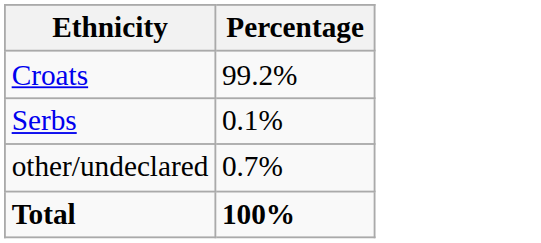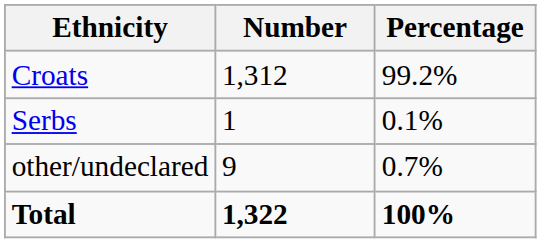+ column: (295, 27)
